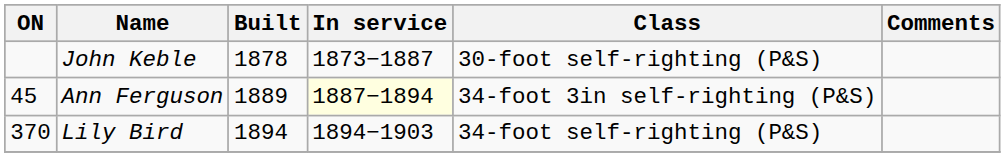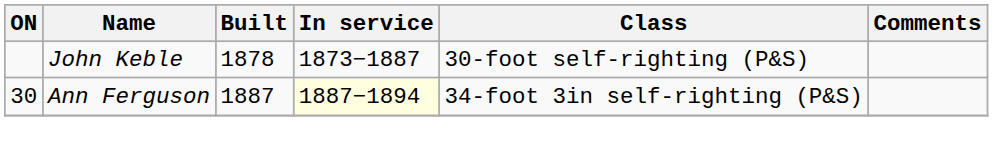(24, 97) 45 -> (24, 97) 30
(261, 97) 1889 -> (248, 97) 1887
- row: (122, 133)
